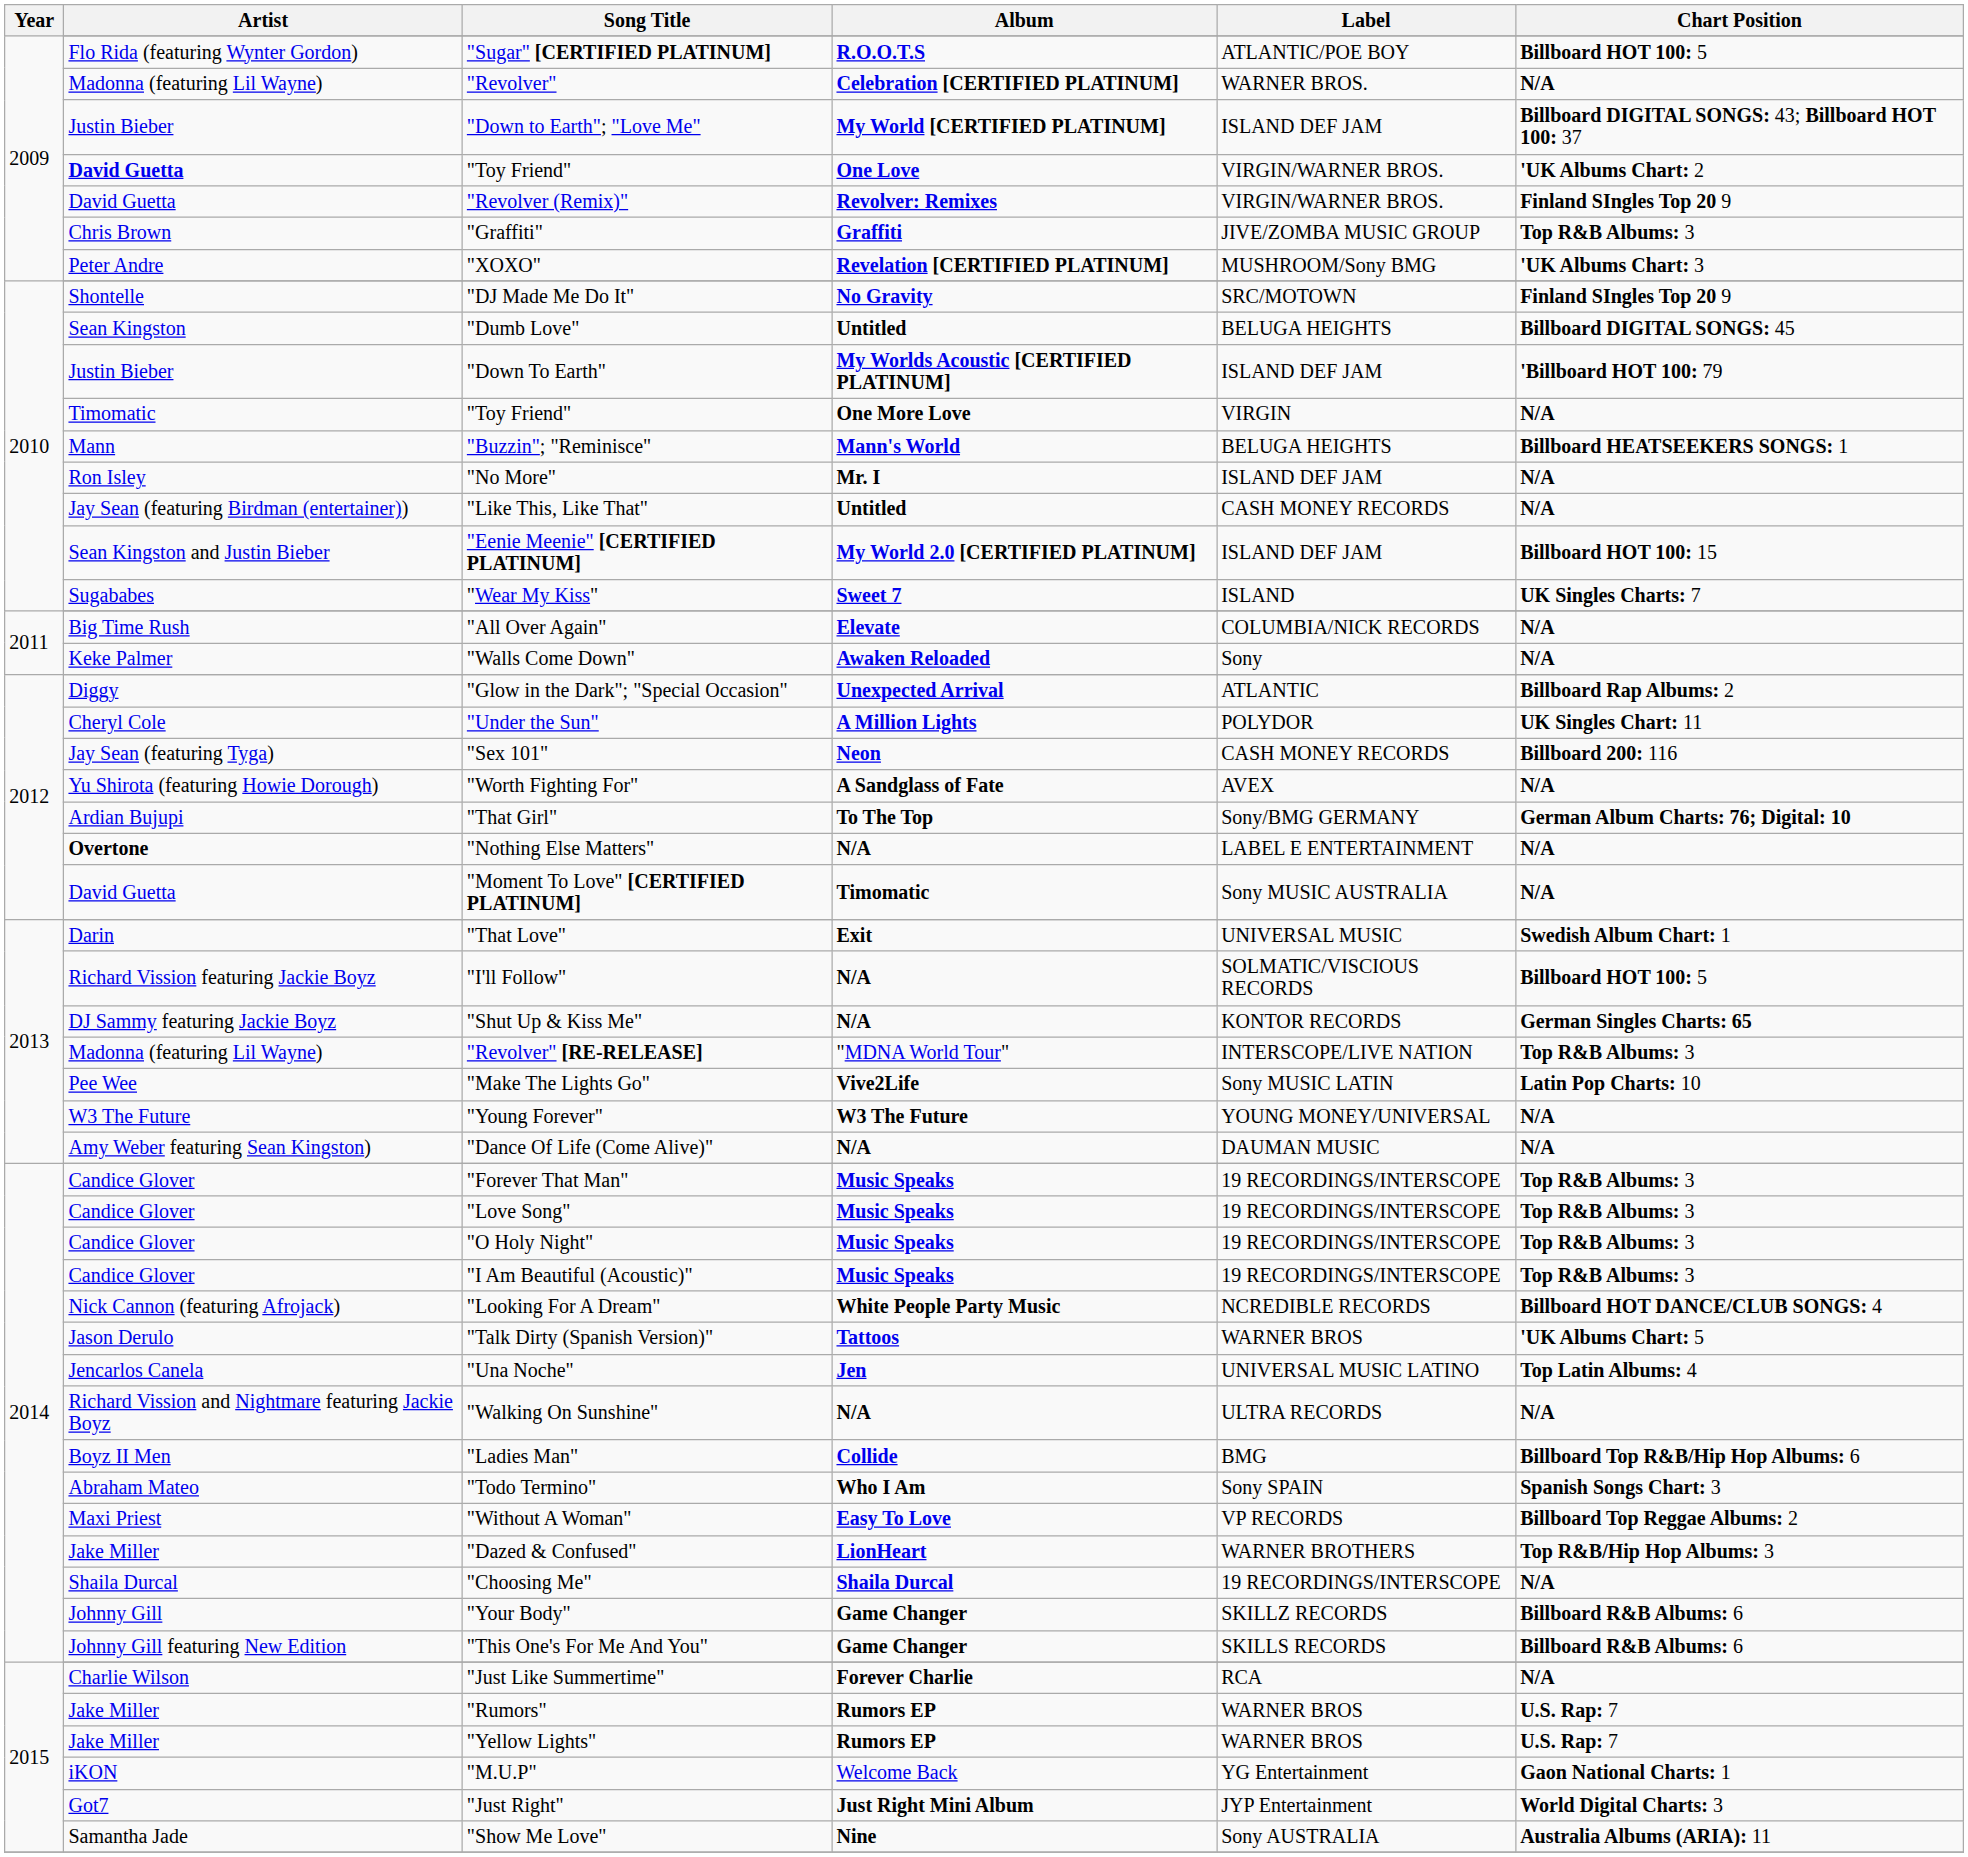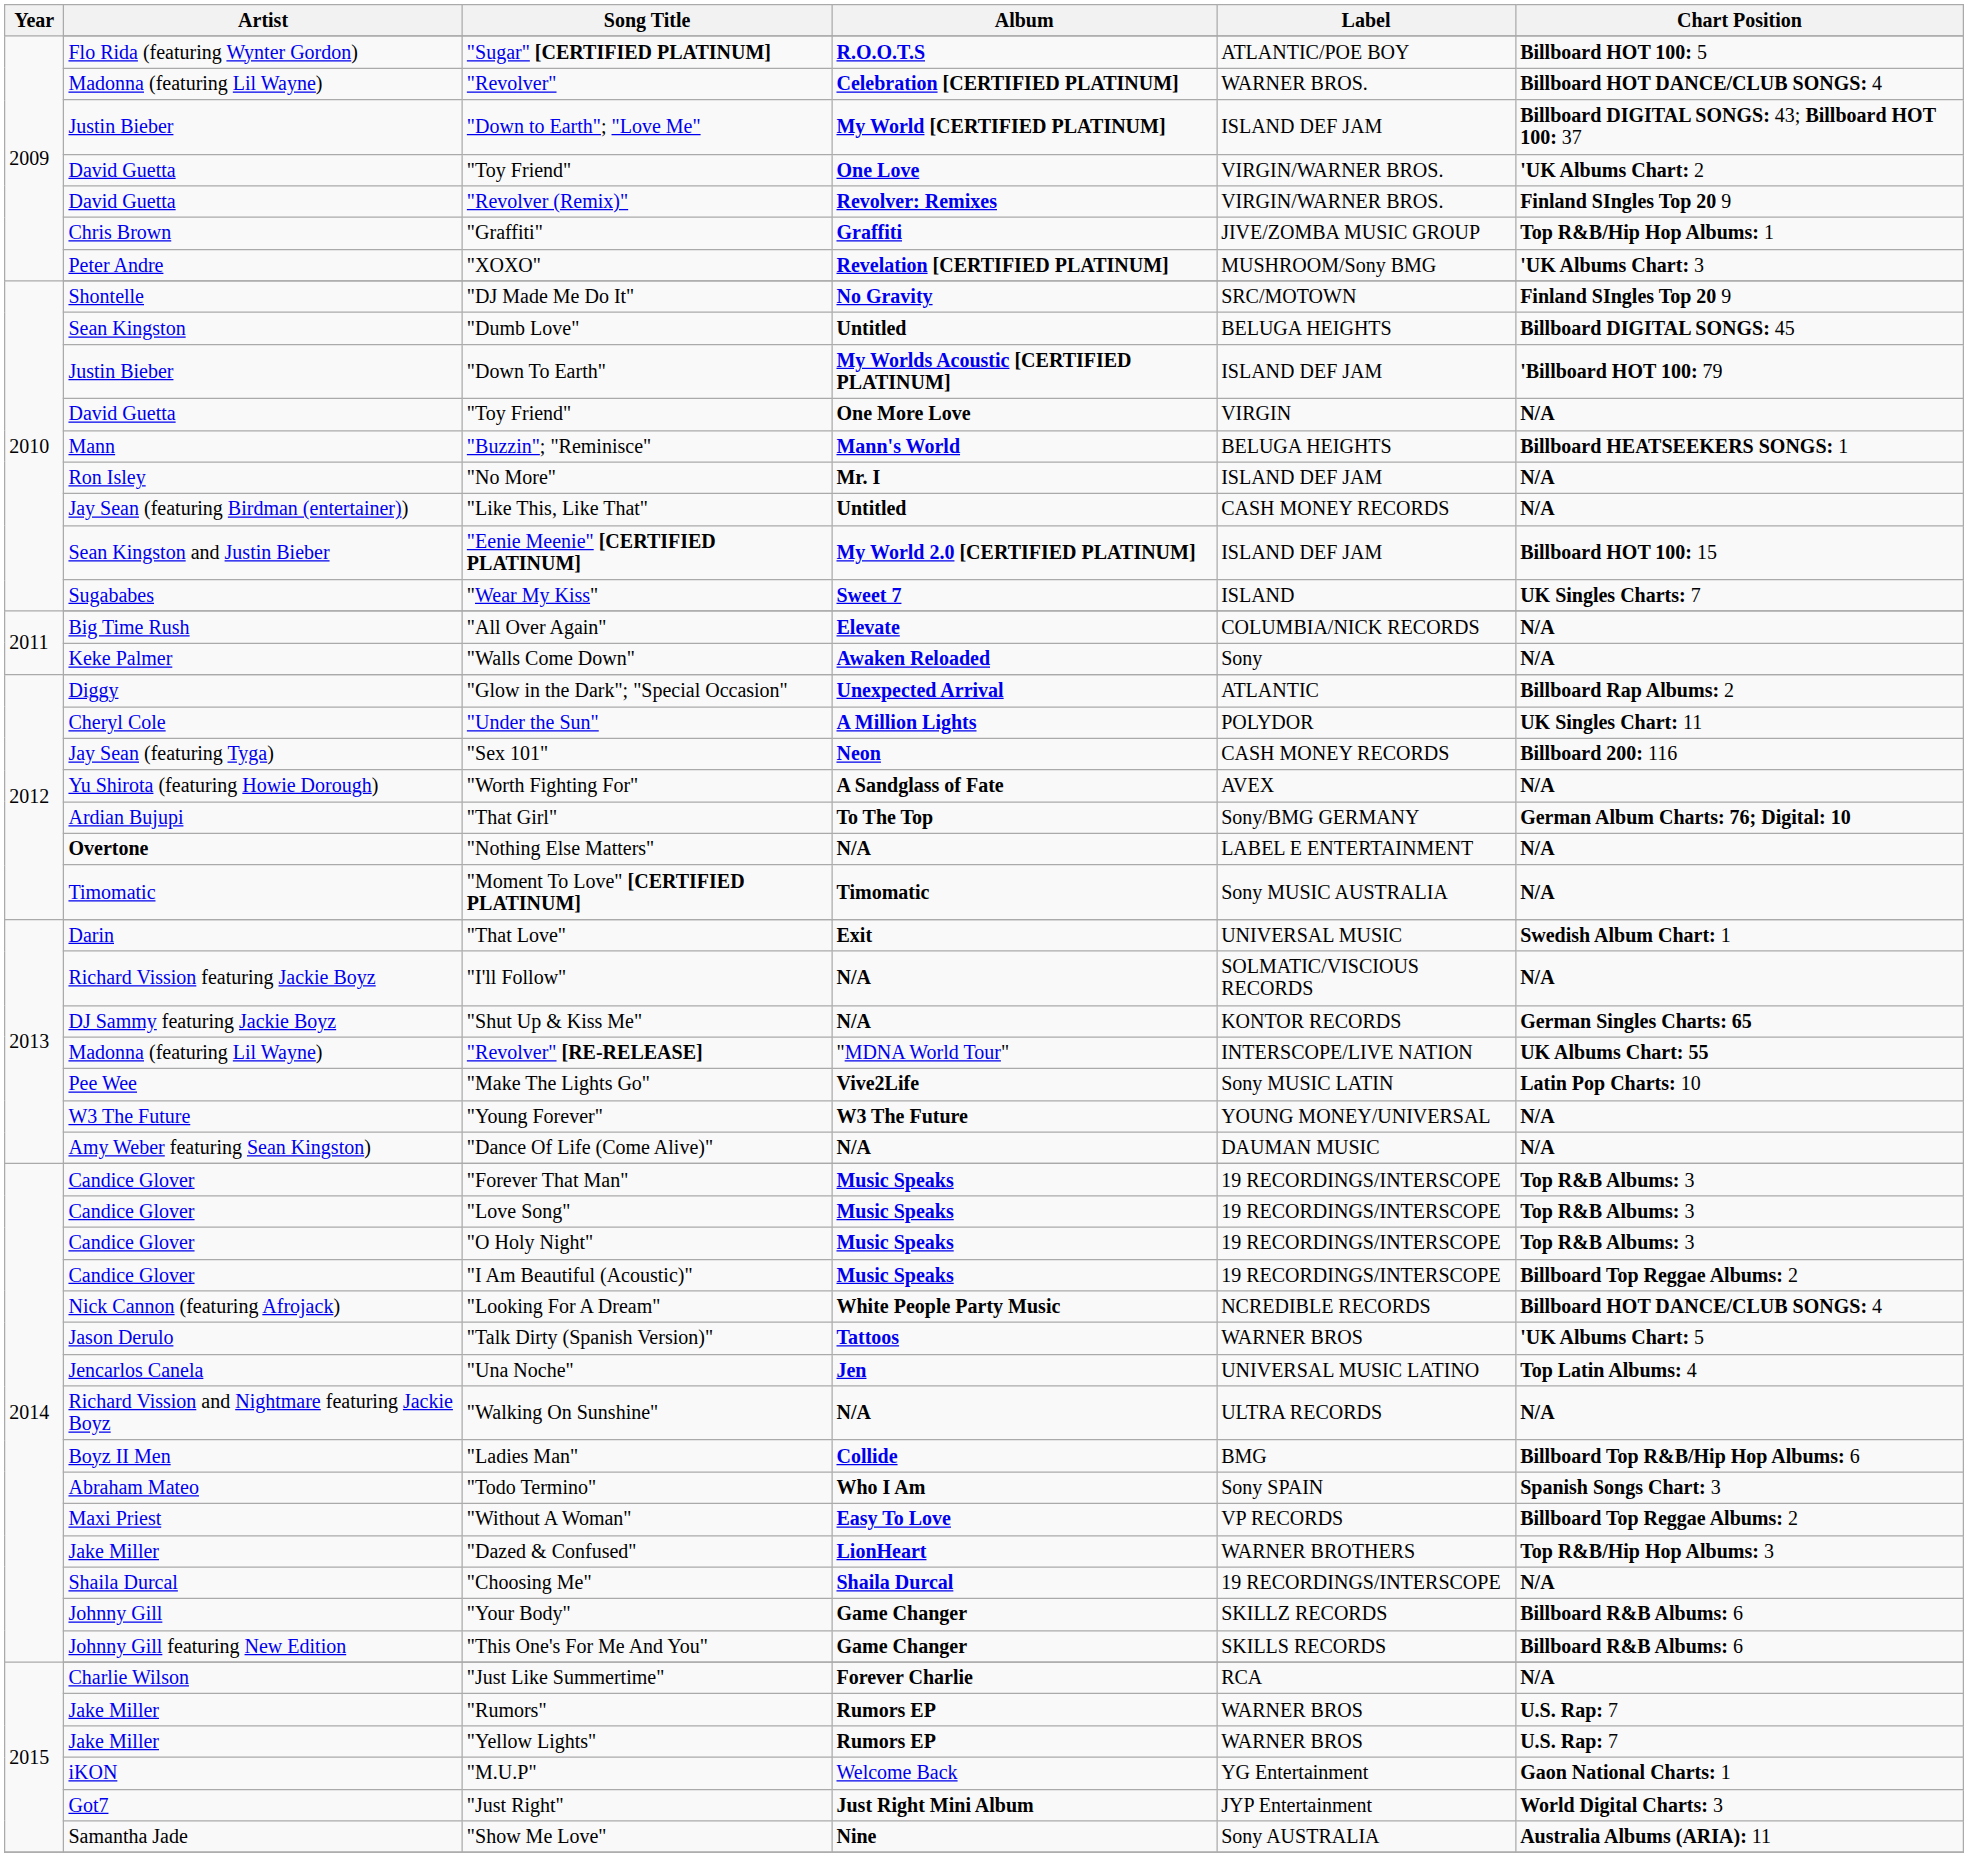(1537, 83) N/A -> (1701, 83) Billboard HOT DANCE/CLUB SONGS: 4
(126, 169) bold -> (122, 169) normal
(1607, 233) Top R&B Albums: 3 -> (1647, 233) Top R&B/Hip Hop Albums: 1
(112, 414) Timomatic -> (122, 414) David Guetta
(122, 892) David Guetta -> (112, 892) Timomatic
(1614, 978) Billboard HOT 100: 5 -> (1537, 978) N/A
(1607, 1052) Top R&B Albums: 3 -> (1614, 1052) UK Albums Chart: 55
(1607, 1274) Top R&B Albums: 3 -> (1659, 1274) Billboard Top Reggae Albums: 2
